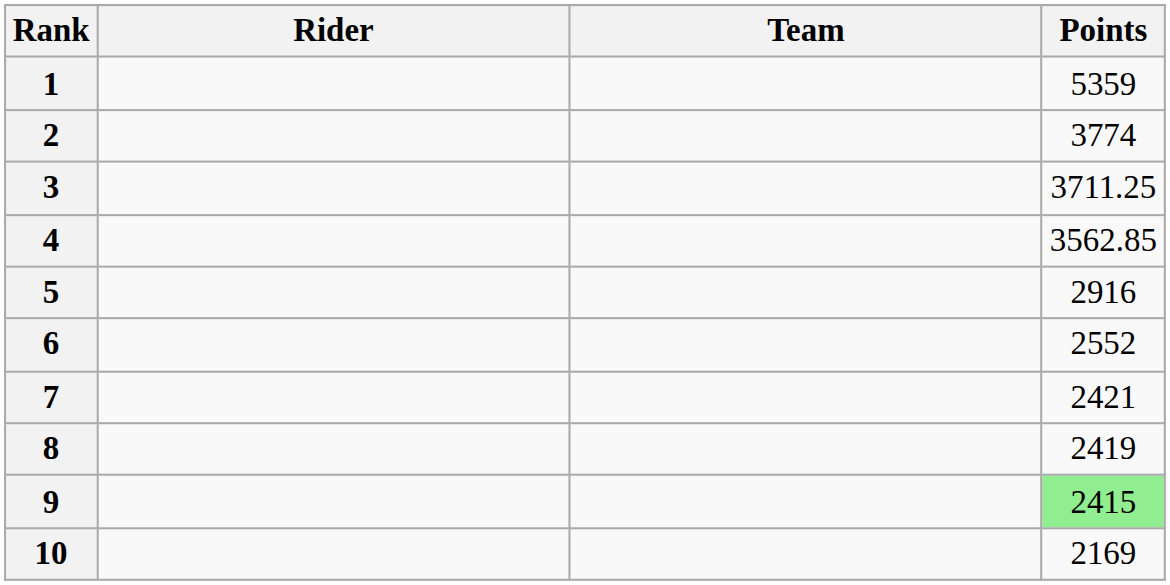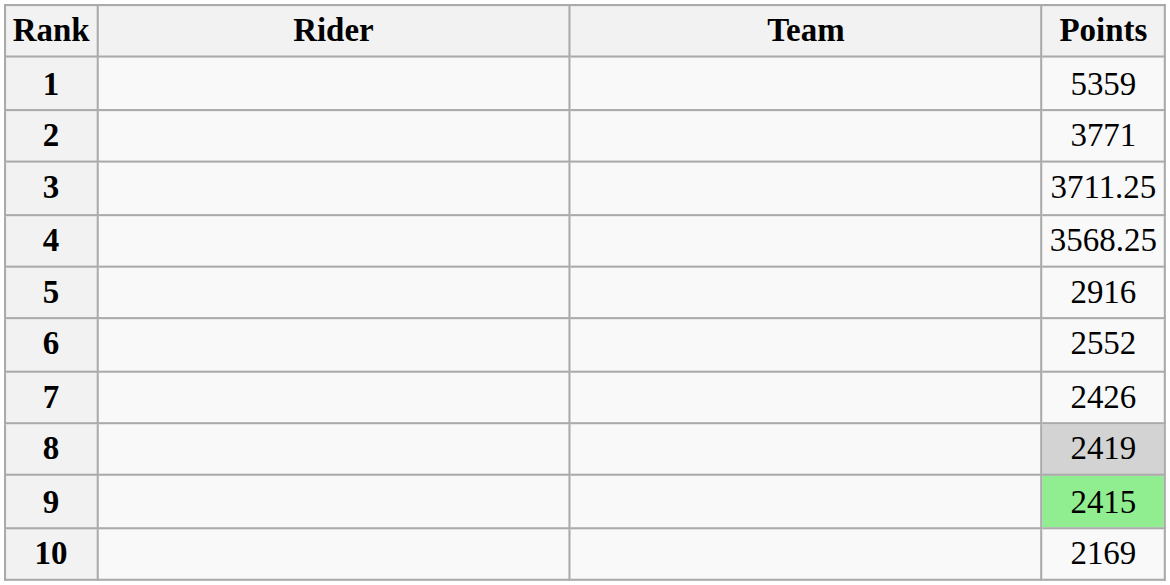(1103, 135) 3774 -> (1103, 135) 3771
(1103, 239) 3562.85 -> (1103, 239) 3568.25
(1103, 396) 2421 -> (1103, 396) 2426
(1103, 448) no background -> (1103, 448) lightgrey background
